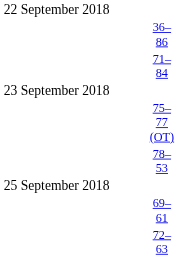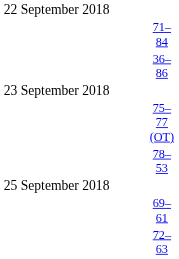rows swapped: (68, 66) <-> (68, 35)
